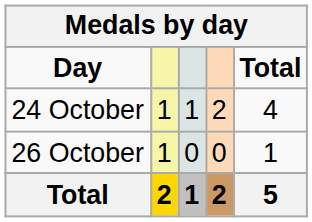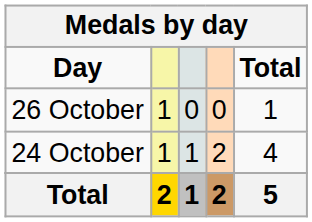rows swapped: (78, 110) <-> (78, 153)
